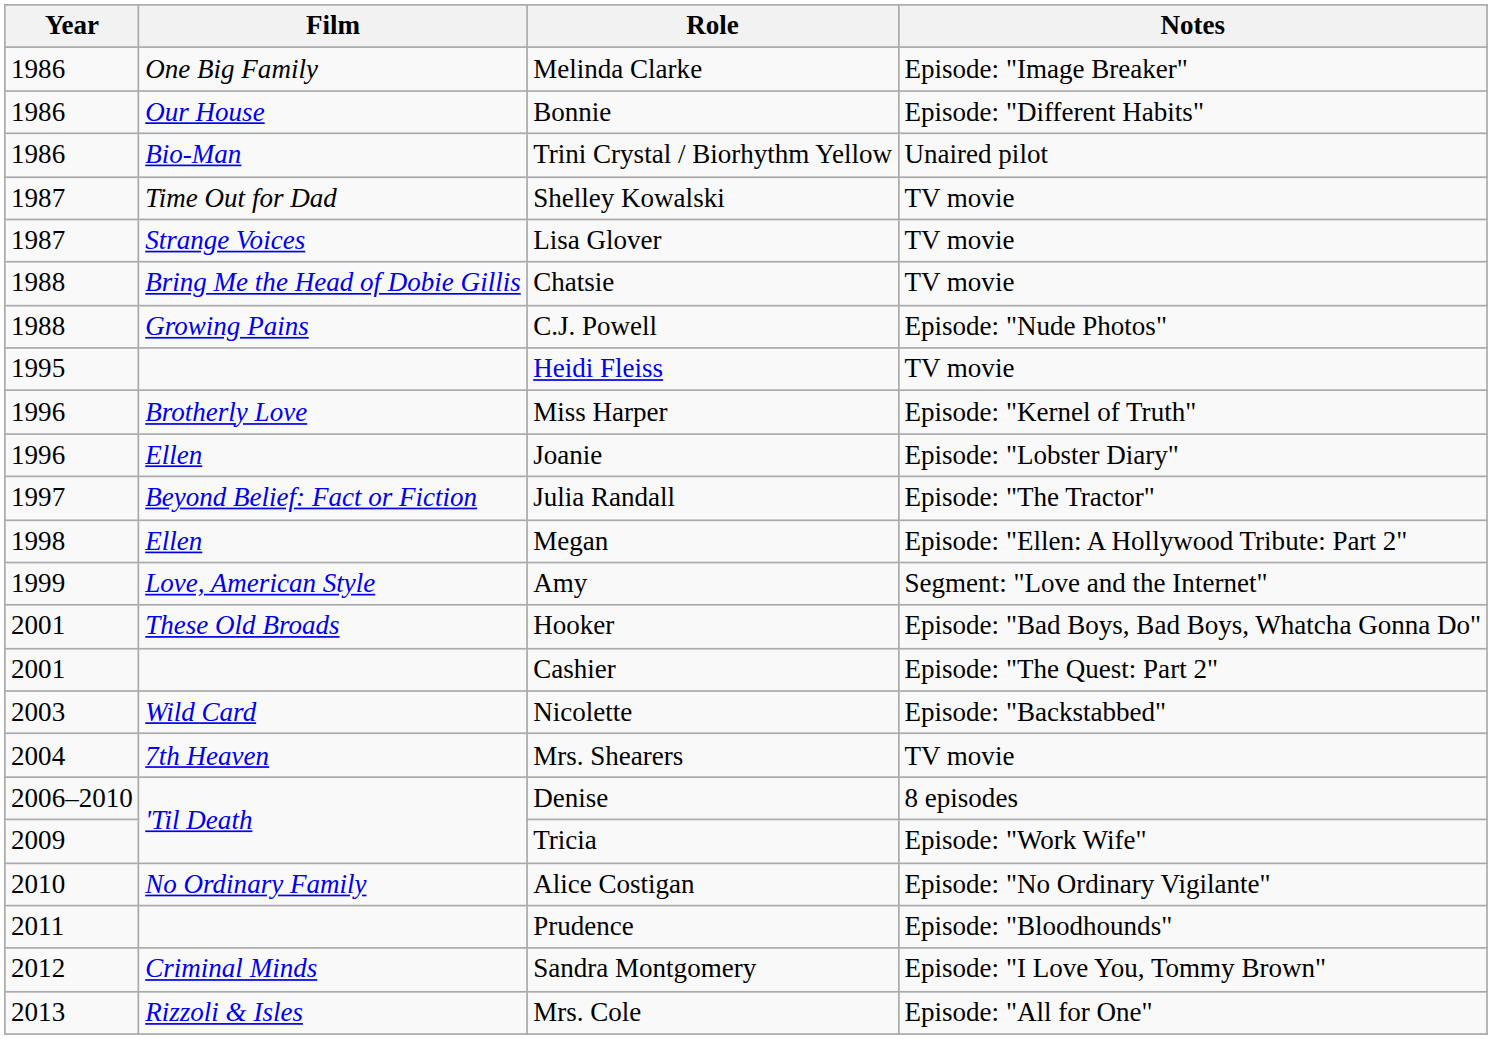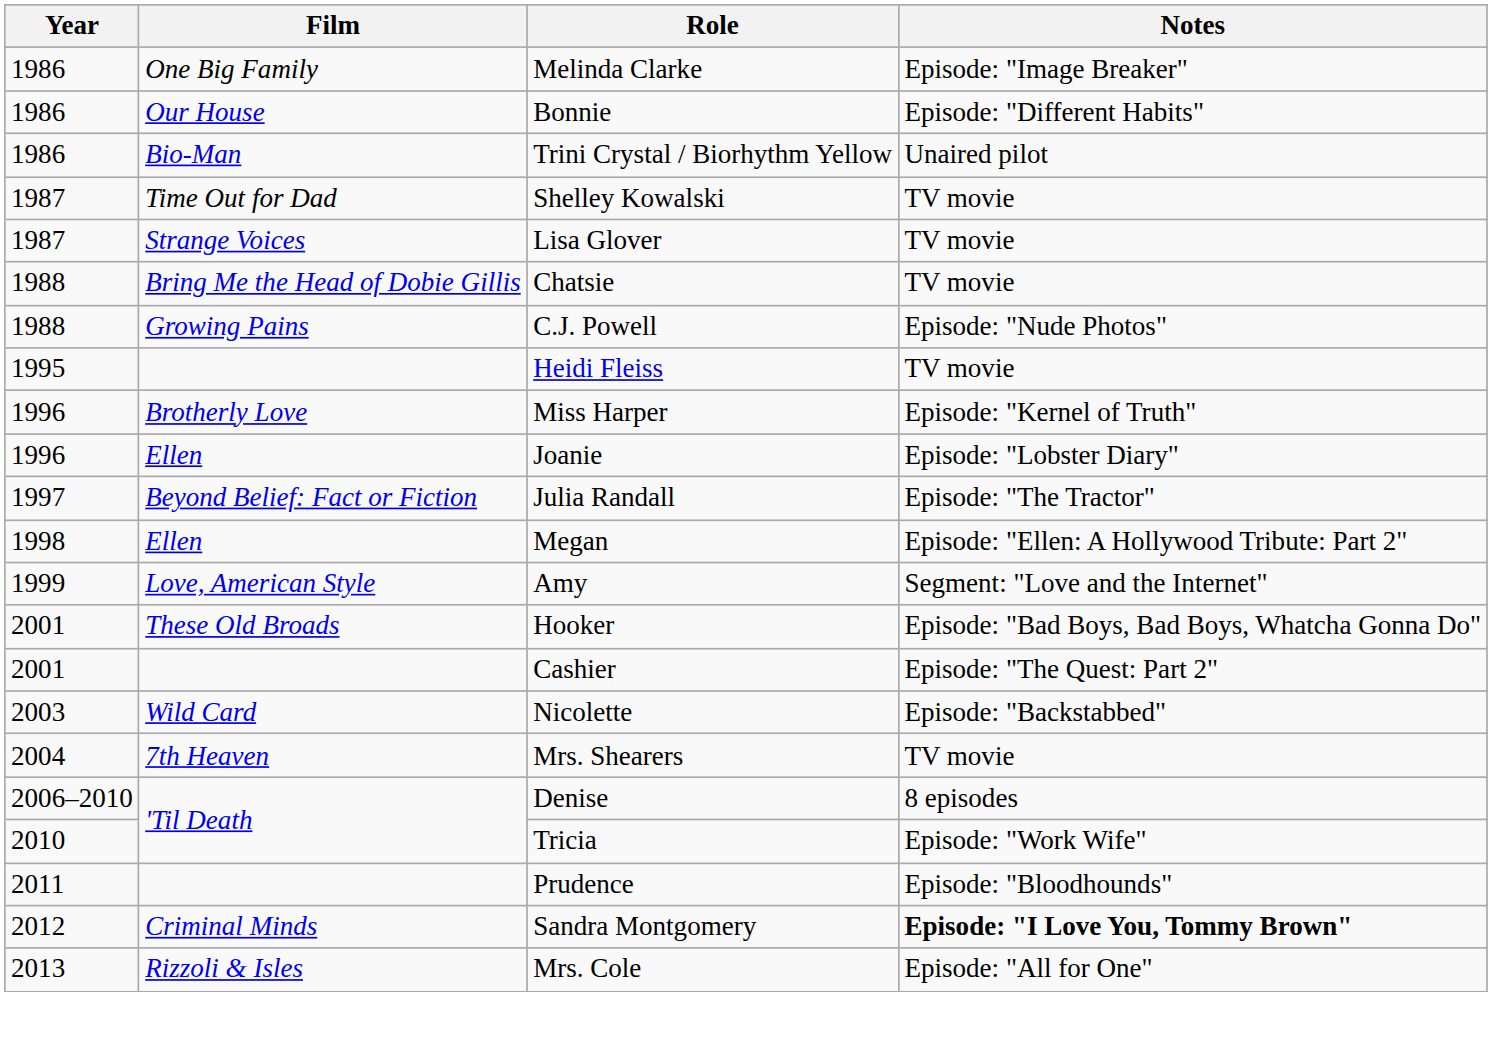(38, 840) 2009 -> (38, 840) 2010
- row: (614, 883)
(1115, 969) normal -> (1128, 926) bold
